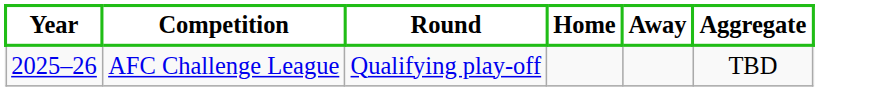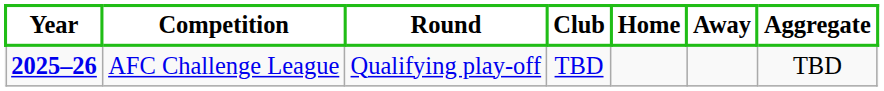+ column: (579, 25)
(54, 65) normal -> (54, 65) bold
